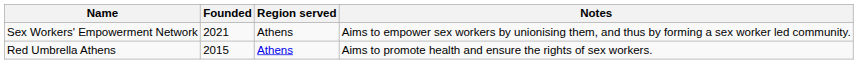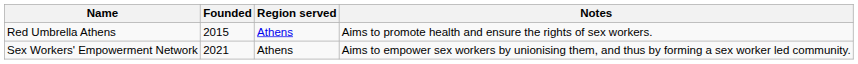rows swapped: (61, 50) <-> (102, 31)
